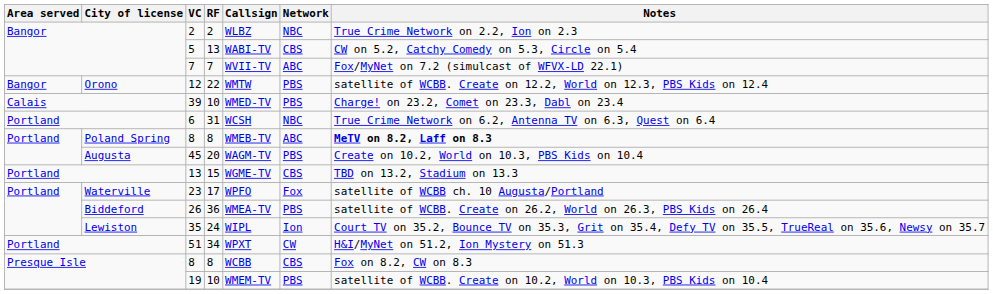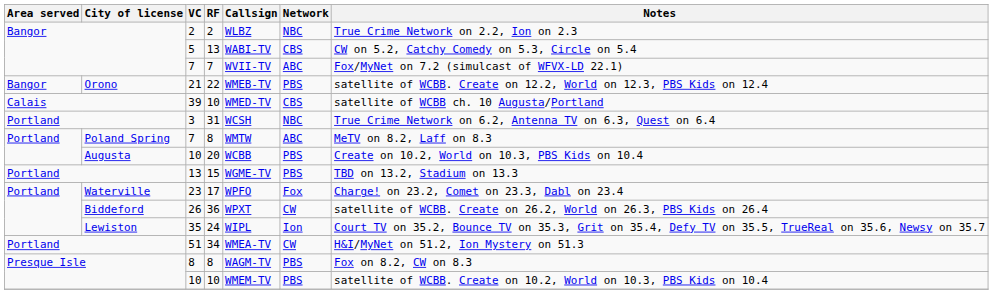(195, 85) 12 -> (195, 85) 21
(238, 85) WMTW -> (248, 85) WMEB-TV
(293, 102) PBS -> (293, 102) CBS
(479, 102) Charge! on 23.2, Comet on 23.3, Dabl on 23.4 -> (469, 102) satellite of WCBB ch. 10 Augusta/Portland
(192, 120) 6 -> (192, 120) 3
(192, 138) 8 -> (192, 138) 7
(248, 138) WMEB-TV -> (238, 138) WMTW
(413, 138) bold -> (413, 138) normal
(195, 156) 45 -> (195, 156) 10
(248, 156) WAGM-TV -> (238, 156) WCBB
(293, 173) CBS -> (293, 173) PBS
(469, 191) satellite of WCBB ch. 10 Augusta/Portland -> (479, 191) Charge! on 23.2, Comet on 23.3, Dabl on 23.4
(248, 209) WMEA-TV -> (238, 209) WPXT
(293, 209) PBS -> (289, 209) CW
(238, 245) WPXT -> (248, 245) WMEA-TV
(238, 262) WCBB -> (248, 262) WAGM-TV
(293, 262) CBS -> (293, 262) PBS
(195, 280) 19 -> (195, 280) 10
